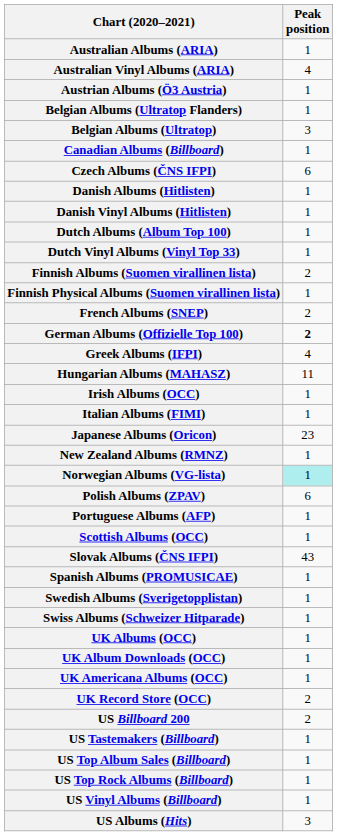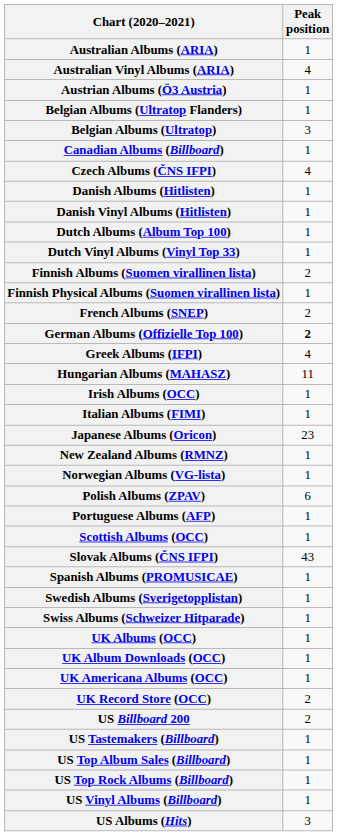(308, 171) 6 -> (308, 171) 4
(308, 475) paleturquoise background -> (308, 475) no background
